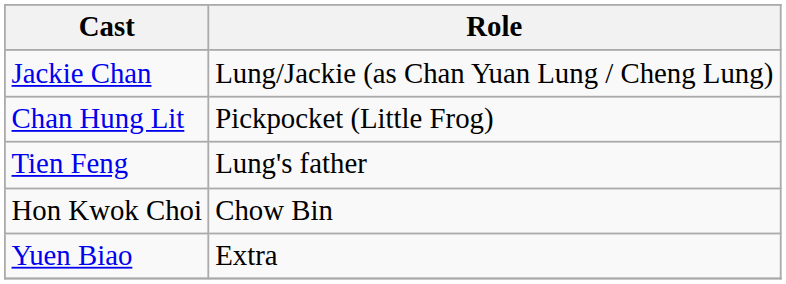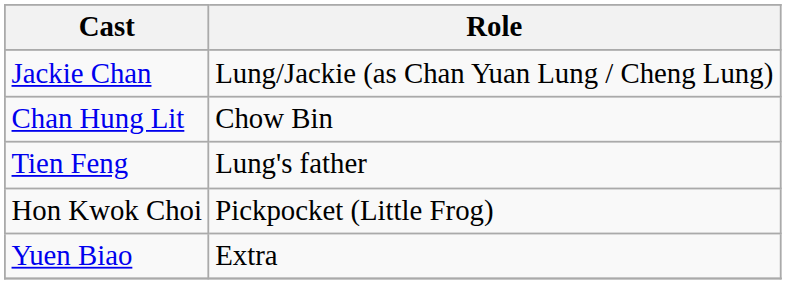(354, 118) Pickpocket (Little Frog) -> (274, 118) Chow Bin
(274, 210) Chow Bin -> (354, 210) Pickpocket (Little Frog)
